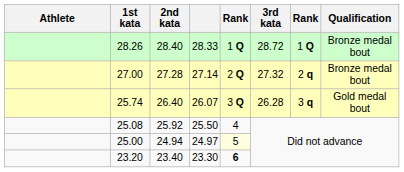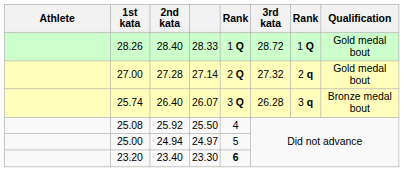(360, 46) Bronze medal bout -> (360, 46) Gold medal bout
(360, 74) Bronze medal bout -> (360, 74) Gold medal bout
(360, 103) Gold medal bout -> (360, 103) Bronze medal bout
(236, 142) lightyellow background -> (236, 142) no background
